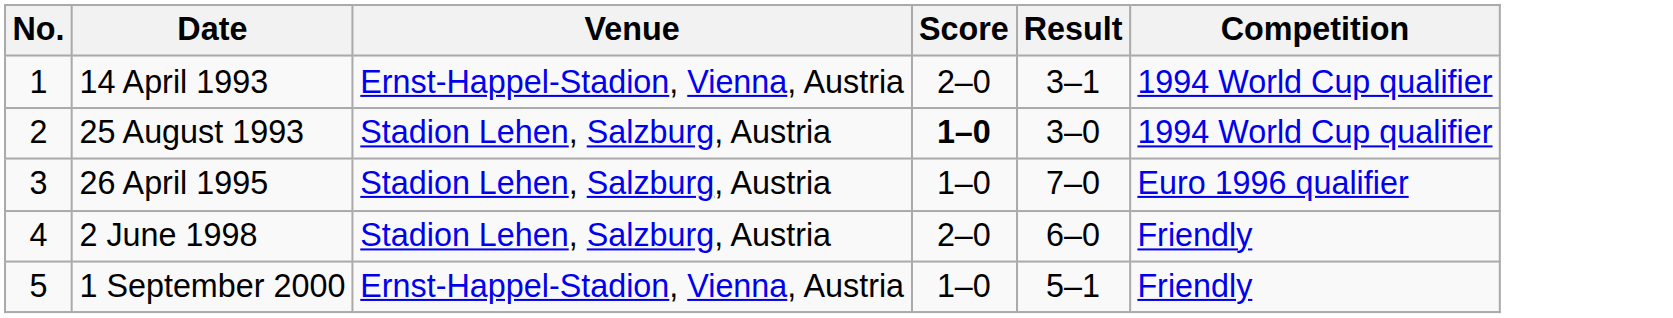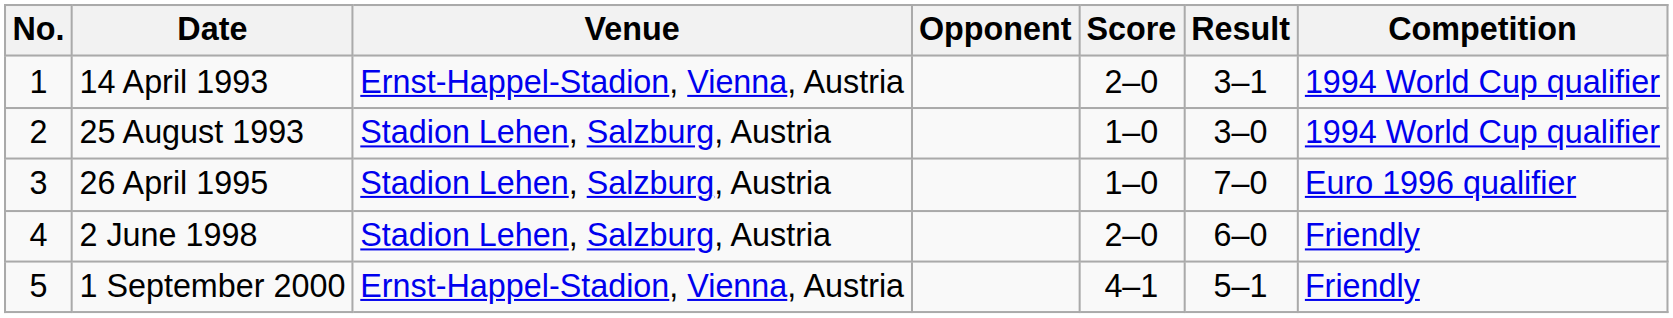+ column: (995, 30)
(964, 132) bold -> (1131, 132) normal
(964, 286) 1–0 -> (1131, 286) 4–1
